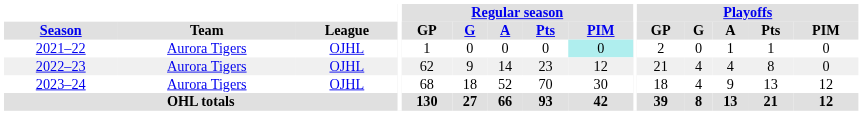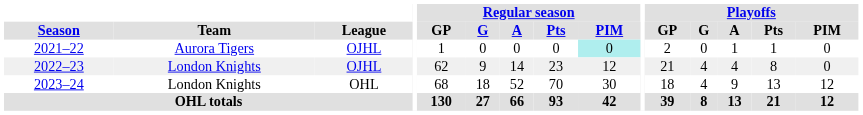(207, 66) Aurora Tigers -> (214, 66) London Knights
(207, 84) Aurora Tigers -> (214, 84) London Knights
(347, 84) OJHL -> (364, 84) OHL
